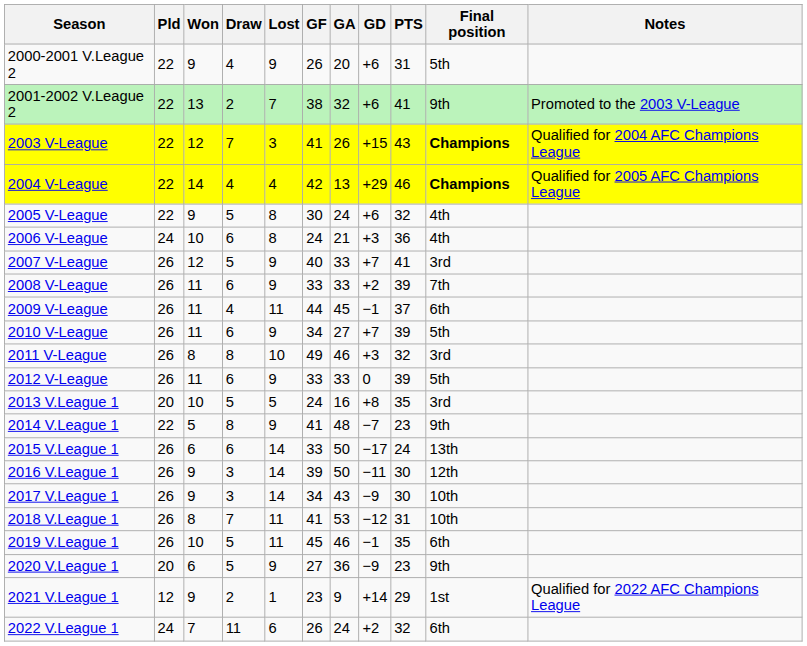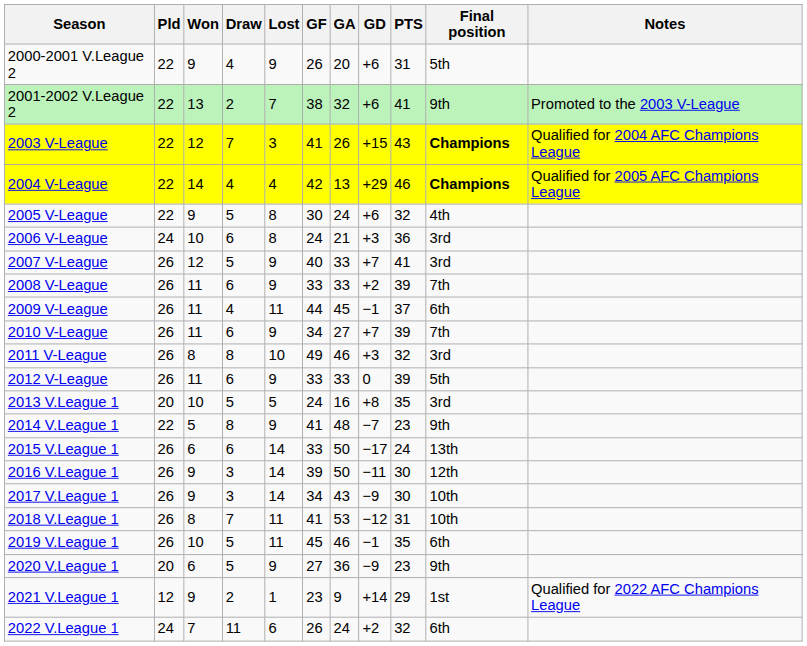(440, 239) 4th -> (440, 239) 3rd
(440, 332) 5th -> (440, 332) 7th
